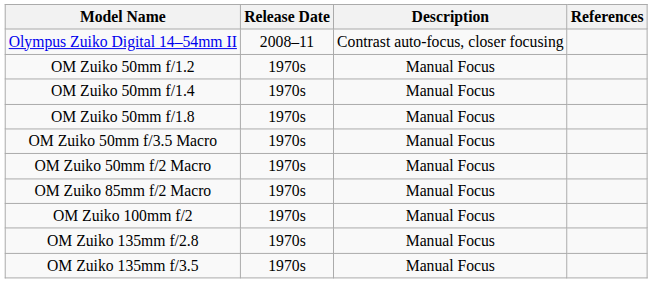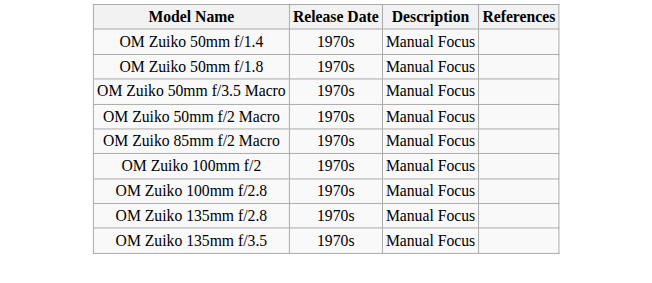- row: (123, 41)
- row: (123, 66)
+ row: (191, 191)
